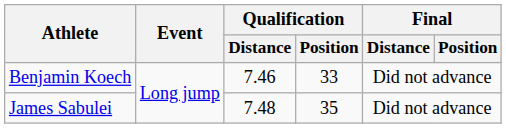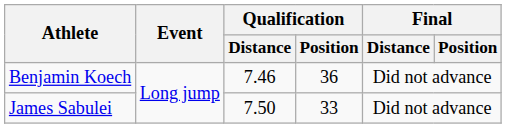(329, 78) 33 -> (329, 78) 36
(260, 108) 7.48 -> (260, 108) 7.50
(329, 108) 35 -> (329, 108) 33
